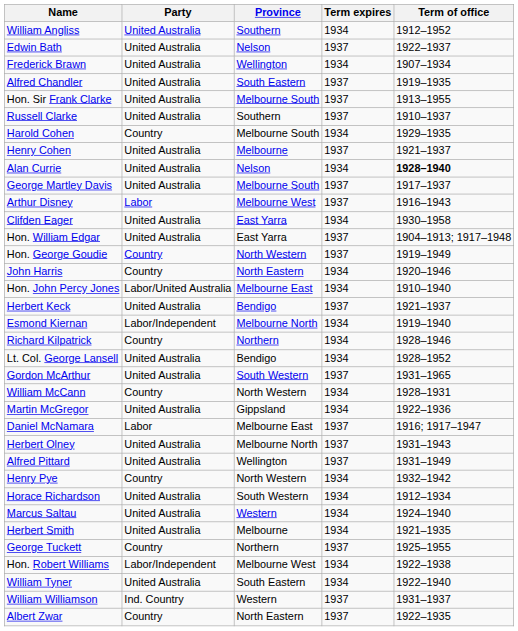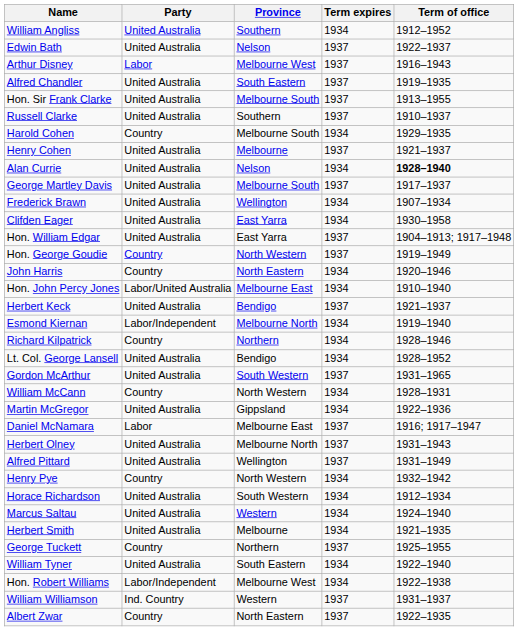rows swapped: (46, 64) <-> (40, 202)
rows swapped: (39, 582) <-> (58, 565)
